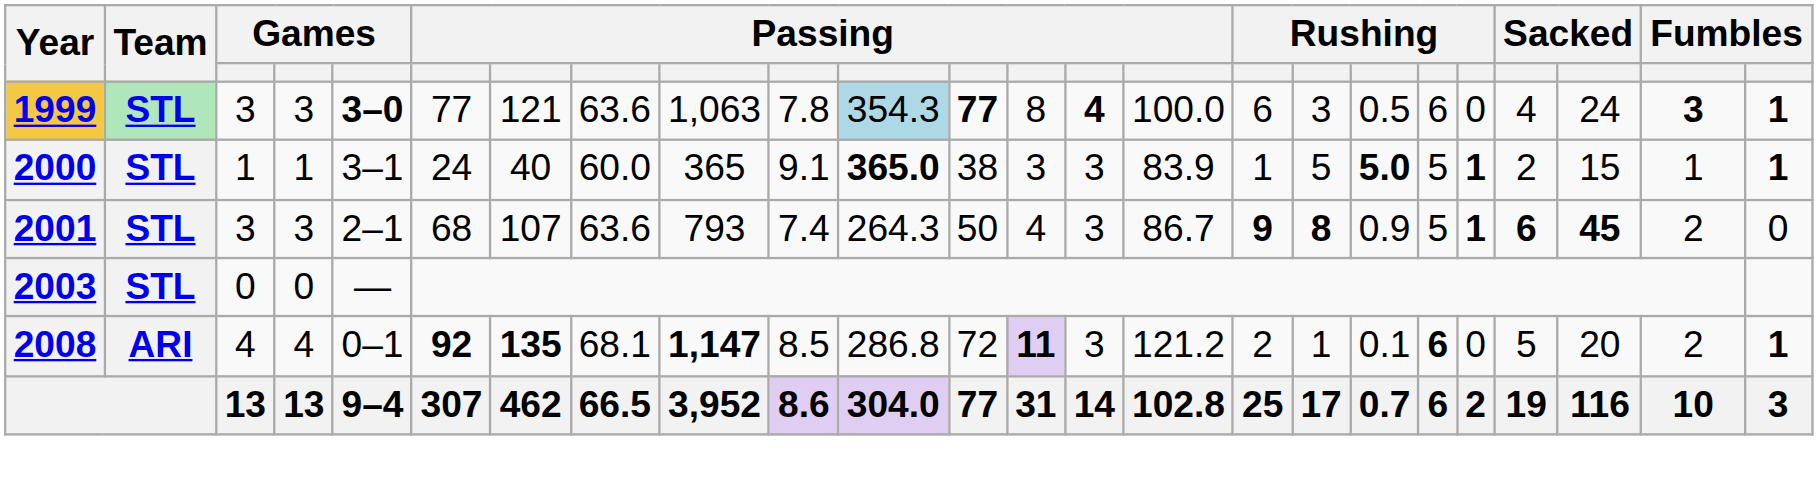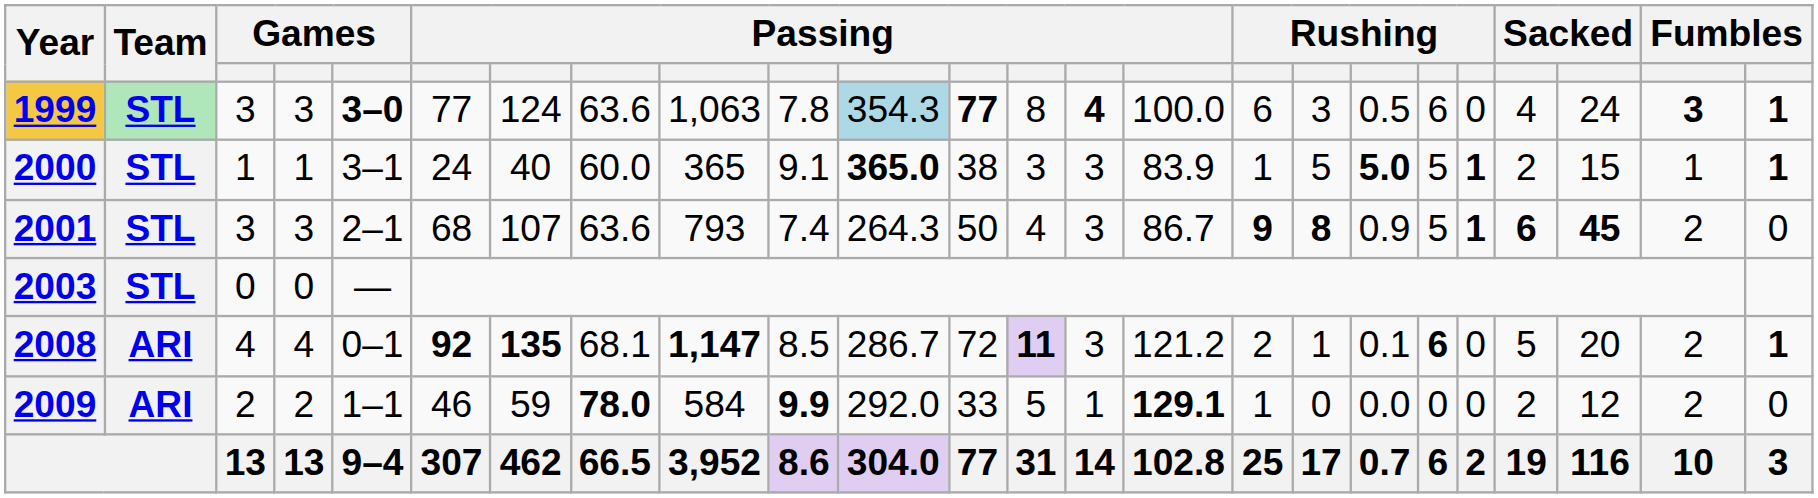(531, 109) 121 -> (531, 109) 124
(893, 345) 286.8 -> (893, 345) 286.7
+ row: (55, 404)
